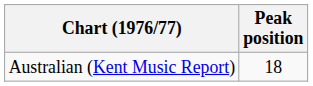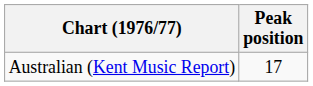(273, 66) 18 -> (273, 66) 17
